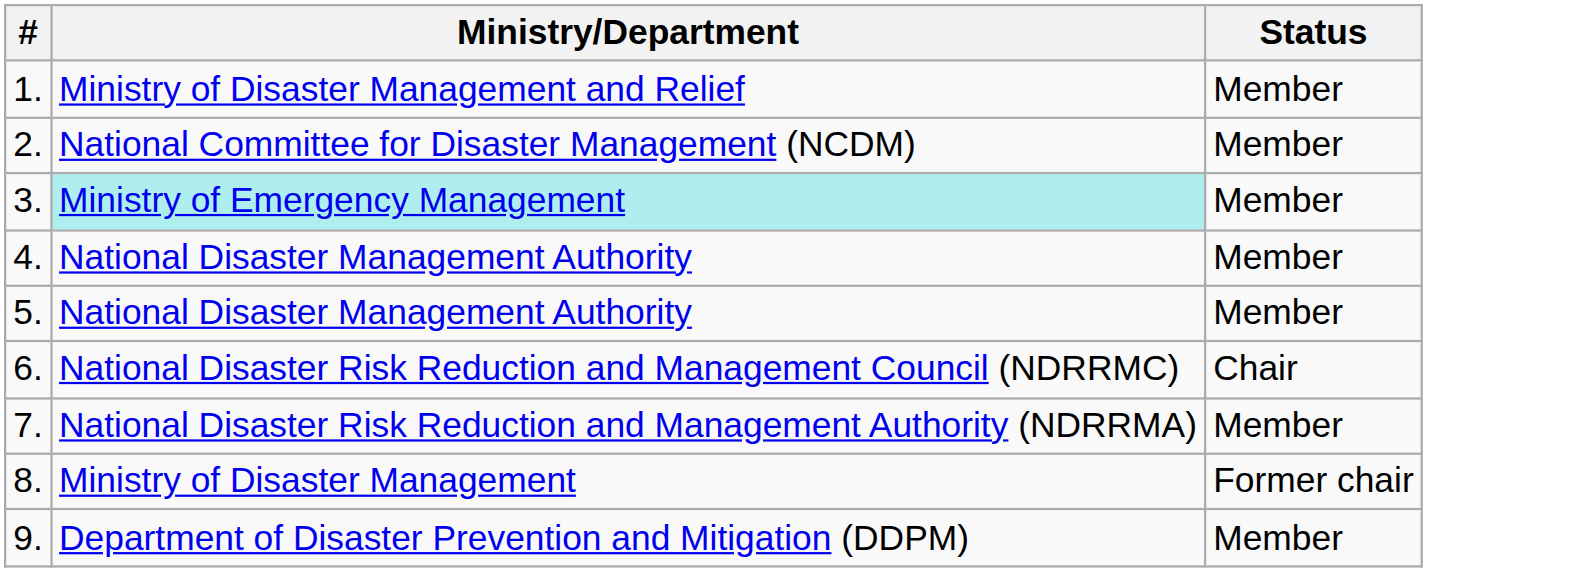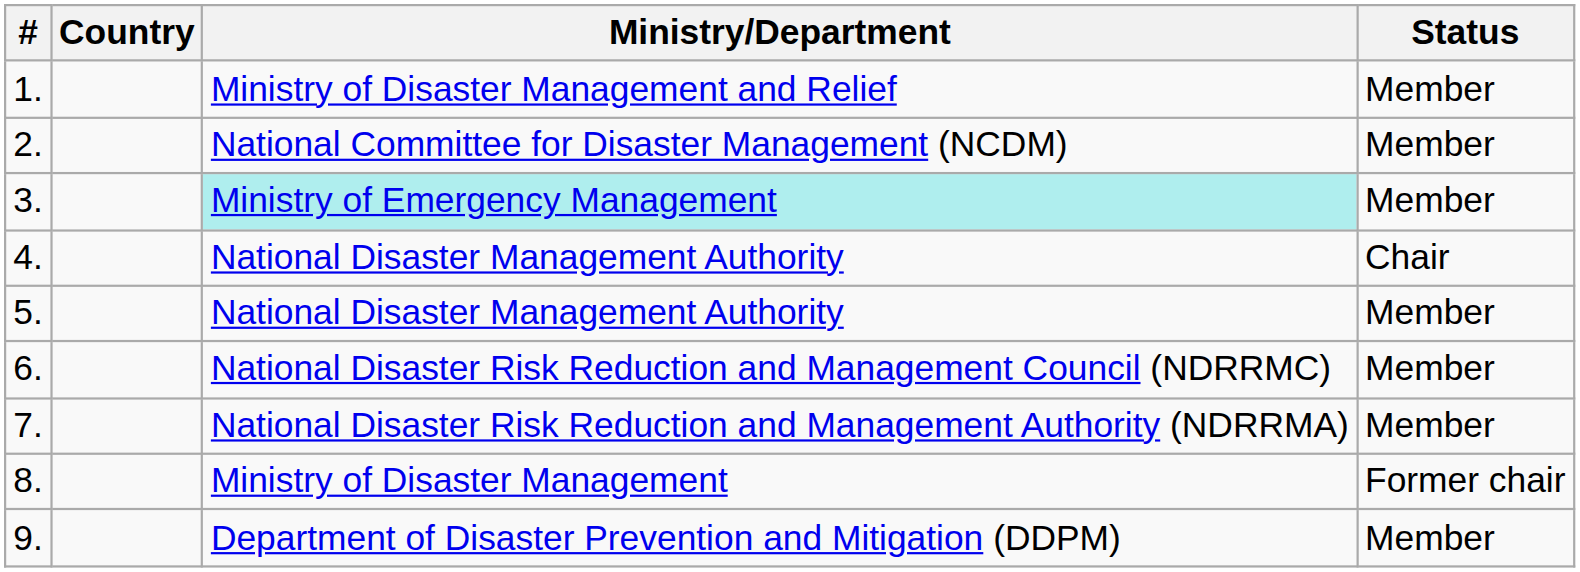+ column: (127, 32)
(1278, 256) Member -> (1407, 256) Chair
(1255, 369) Chair -> (1430, 369) Member
